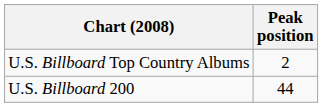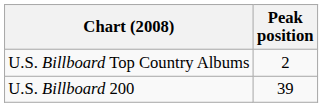(285, 89) 44 -> (285, 89) 39
